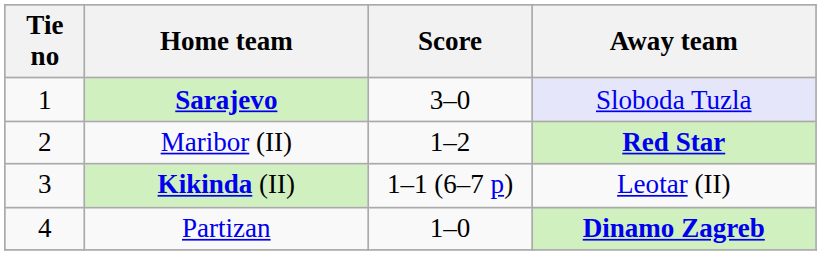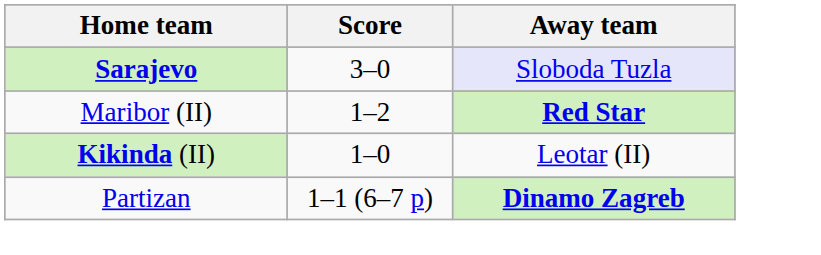- column: (45, 41)
(450, 185) 1–1 (6–7 p) -> (370, 154) 1–0
(450, 227) 1–0 -> (370, 197) 1–1 (6–7 p)
